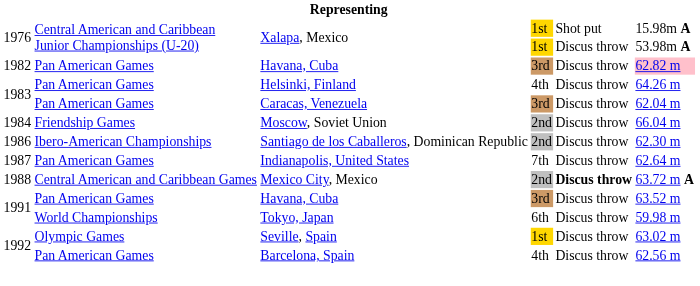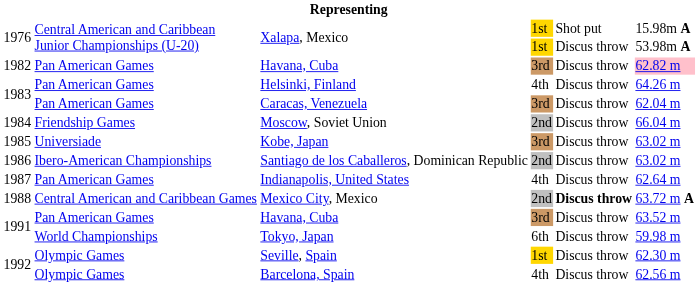+ row: (17, 141)
(658, 141) 62.30 m -> (658, 160) 63.02 m
(540, 160) 7th -> (540, 179) 4th
(658, 236) 63.02 m -> (658, 255) 62.30 m
(94, 255) Pan American Games -> (79, 274) Olympic Games
